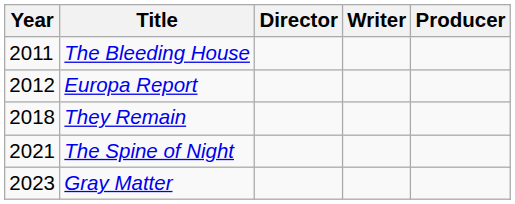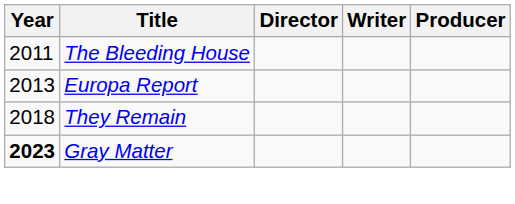(32, 85) 2012 -> (32, 85) 2013
- row: (149, 150)
(32, 183) normal -> (32, 150) bold
